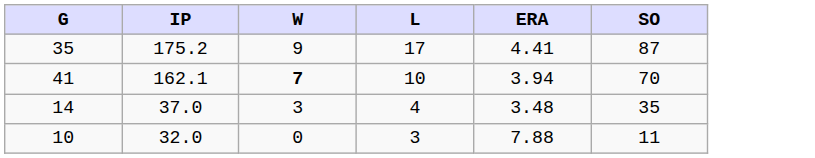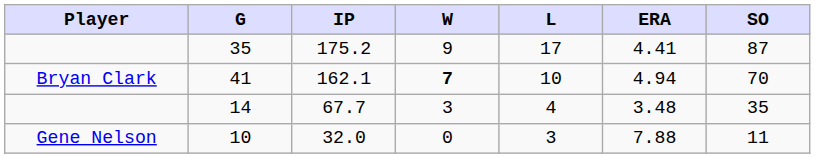+ column: (97, 20)
(532, 79) 3.94 -> (655, 79) 4.94
(180, 109) 37.0 -> (344, 109) 67.7
